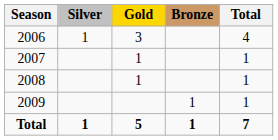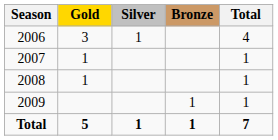columns swapped: (139, 15) <-> (85, 15)
